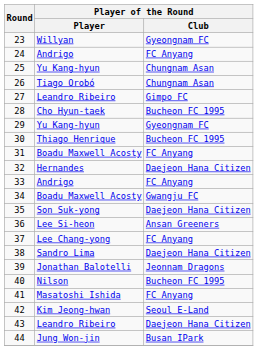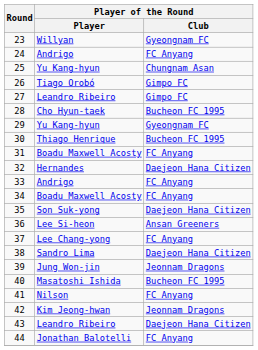(180, 82) Chungnam Asan -> (167, 82) Gimpo FC
(172, 196) Gwangju FC -> (169, 196) FC Anyang
(84, 267) Jonathan Balotelli -> (68, 267) Jung Won-jin
(53, 281) Nilson -> (79, 281) Masatoshi Ishida
(79, 295) Masatoshi Ishida -> (53, 295) Nilson
(177, 310) Seoul E-Land -> (185, 310) Jeonnam Dragons
(68, 338) Jung Won-jin -> (84, 338) Jonathan Balotelli
(175, 338) Busan IPark -> (169, 338) FC Anyang
